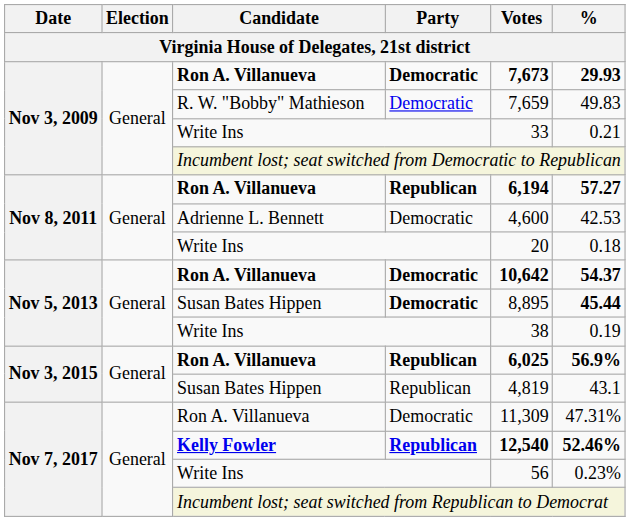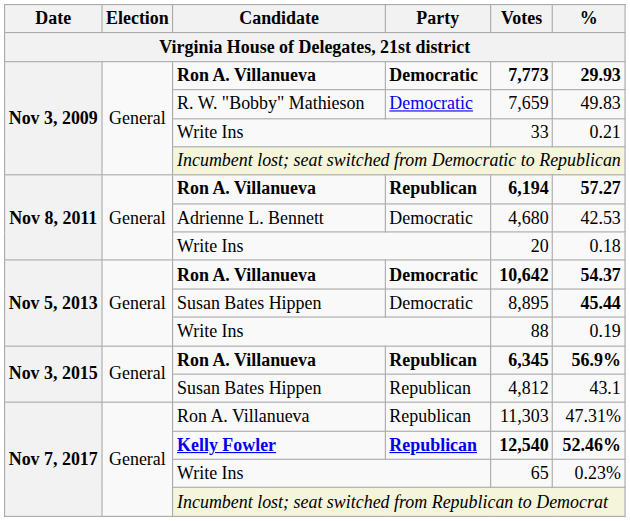(528, 75) 7,673 -> (528, 75) 7,773
(528, 217) 4,600 -> (528, 217) 4,680
(434, 302) bold -> (431, 302) normal
(540, 331) 38 -> (540, 331) 88
(528, 359) 6,025 -> (528, 359) 6,345
(528, 388) 4,819 -> (528, 388) 4,812
(431, 416) Democratic -> (430, 416) Republican
(524, 416) 11,309 -> (524, 416) 11,303
(540, 473) 56 -> (540, 473) 65
